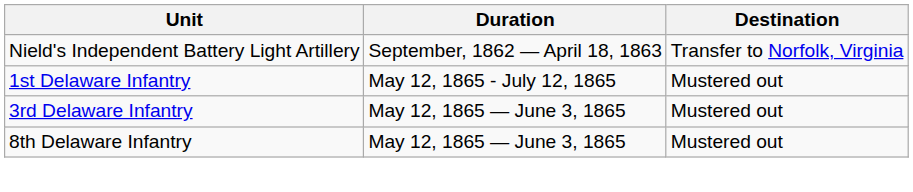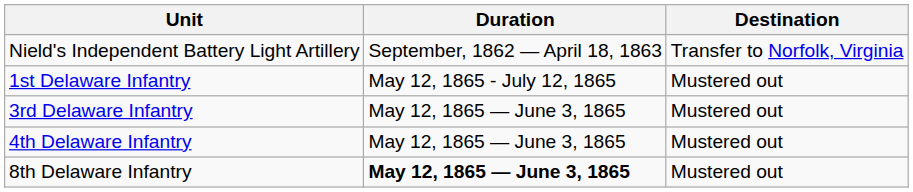+ row: (100, 141)
(497, 141) normal -> (499, 171) bold
